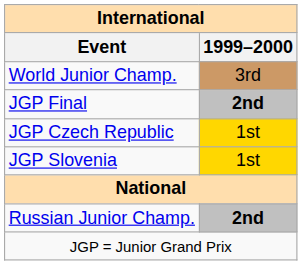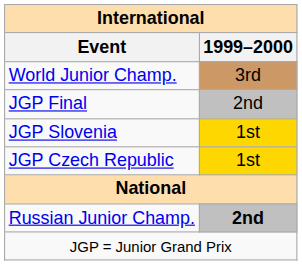(248, 103) bold -> (248, 103) normal
rows swapped: (91, 132) <-> (63, 160)
